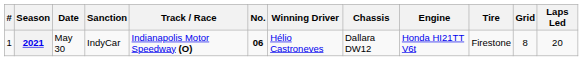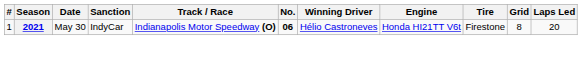- column: (371, 18)
